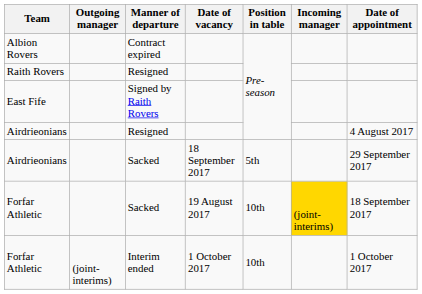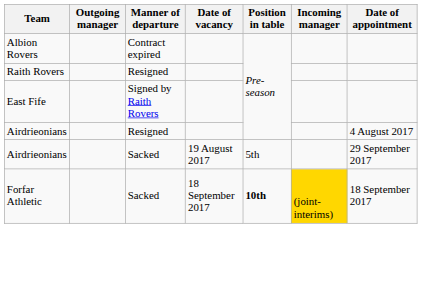(211, 160) 18 September 2017 -> (210, 154) 19 August 2017
(210, 208) 19 August 2017 -> (211, 196) 18 September 2017
(255, 208) normal -> (256, 196) bold
- row: (24, 262)
